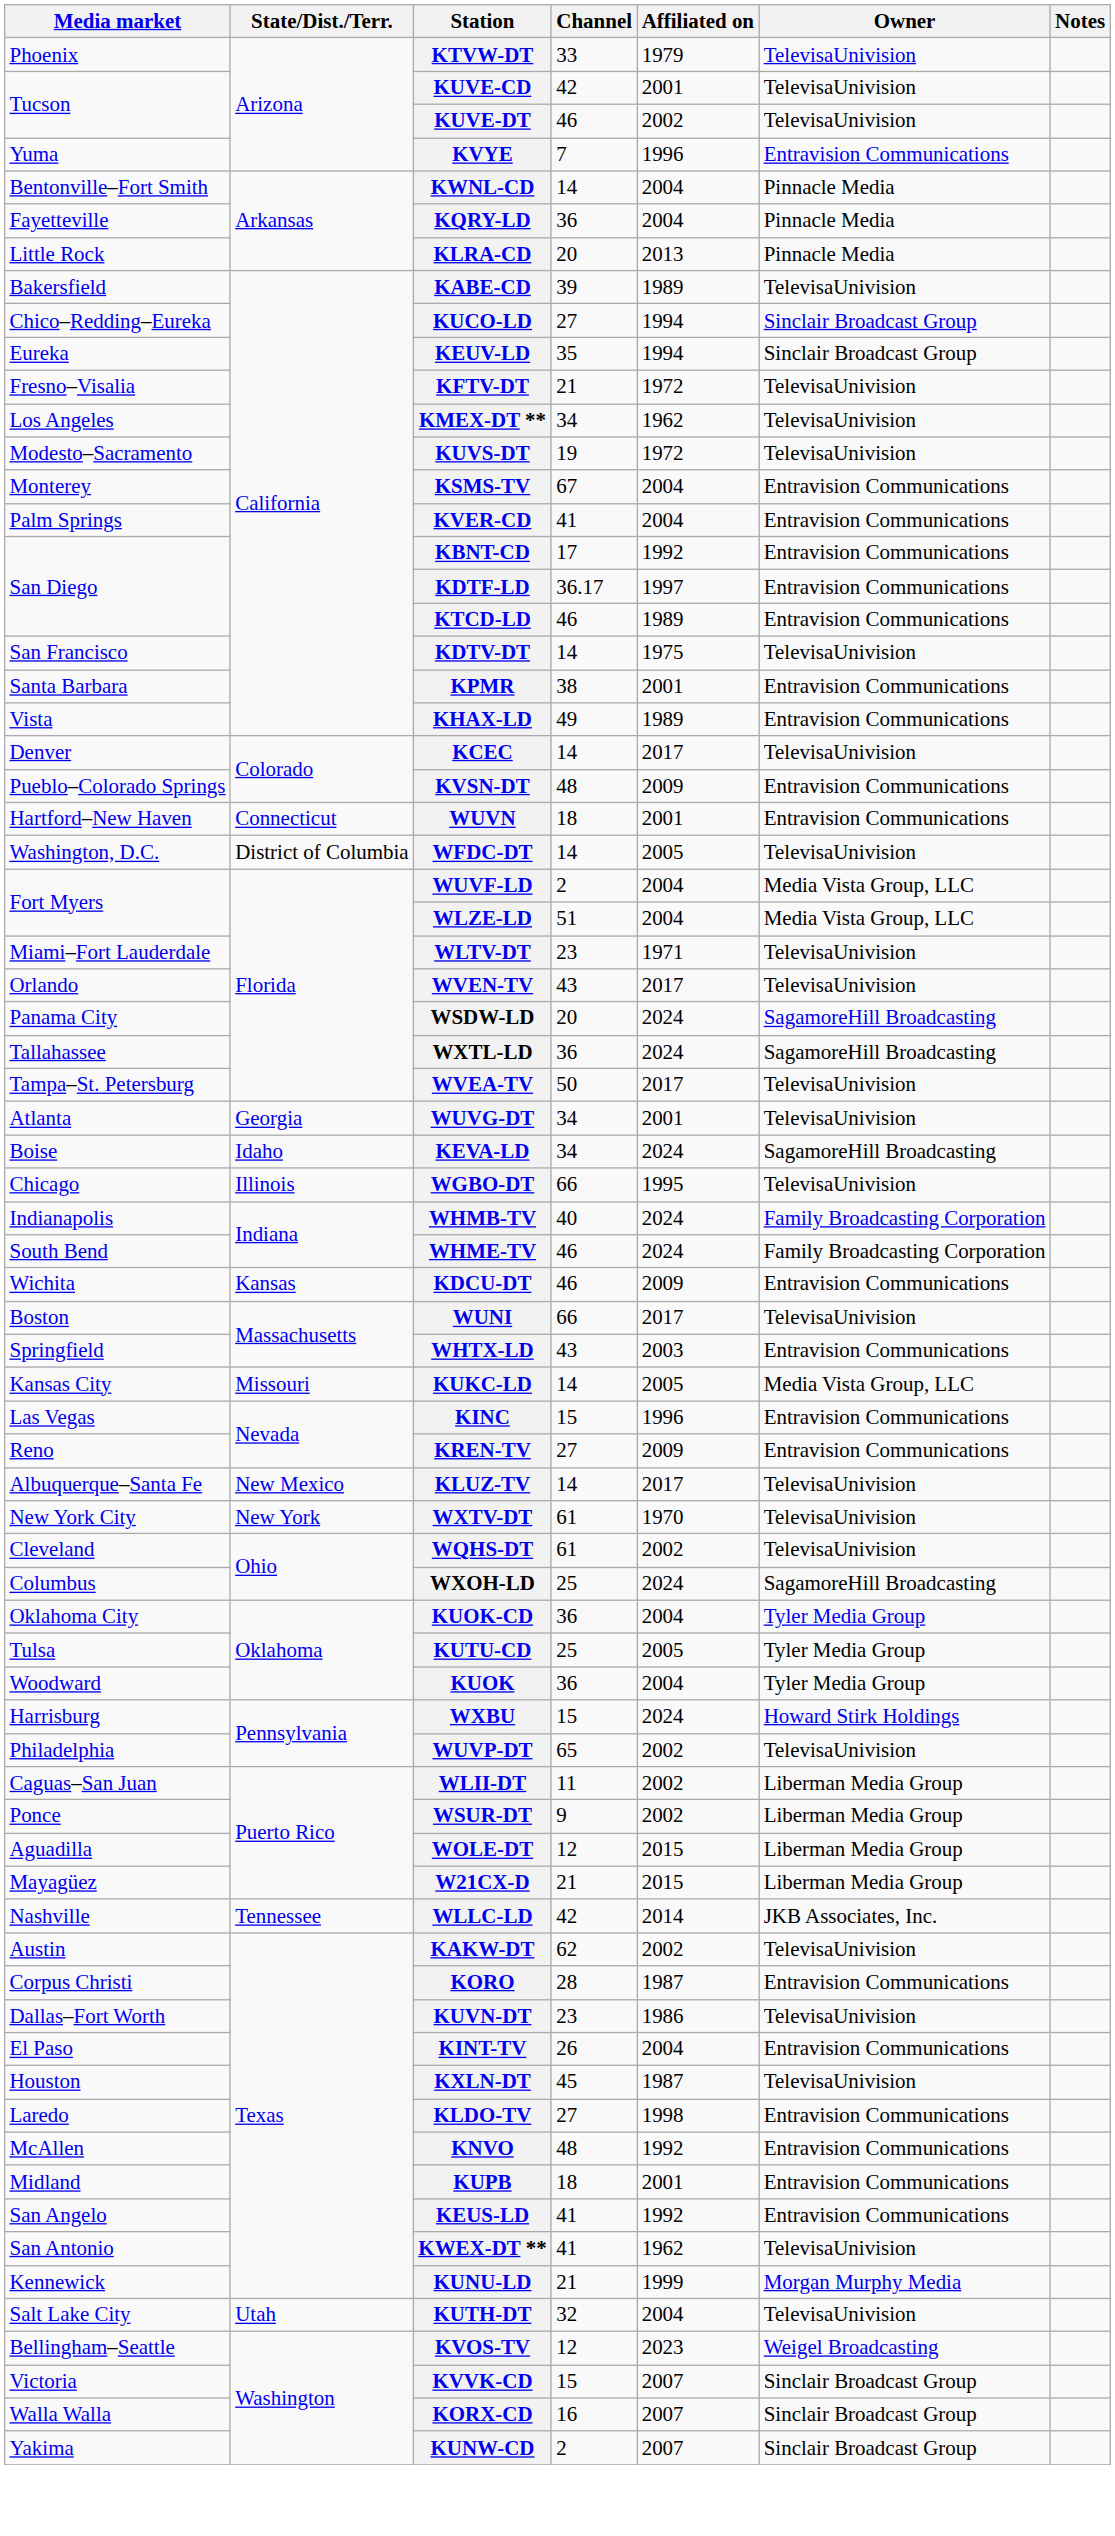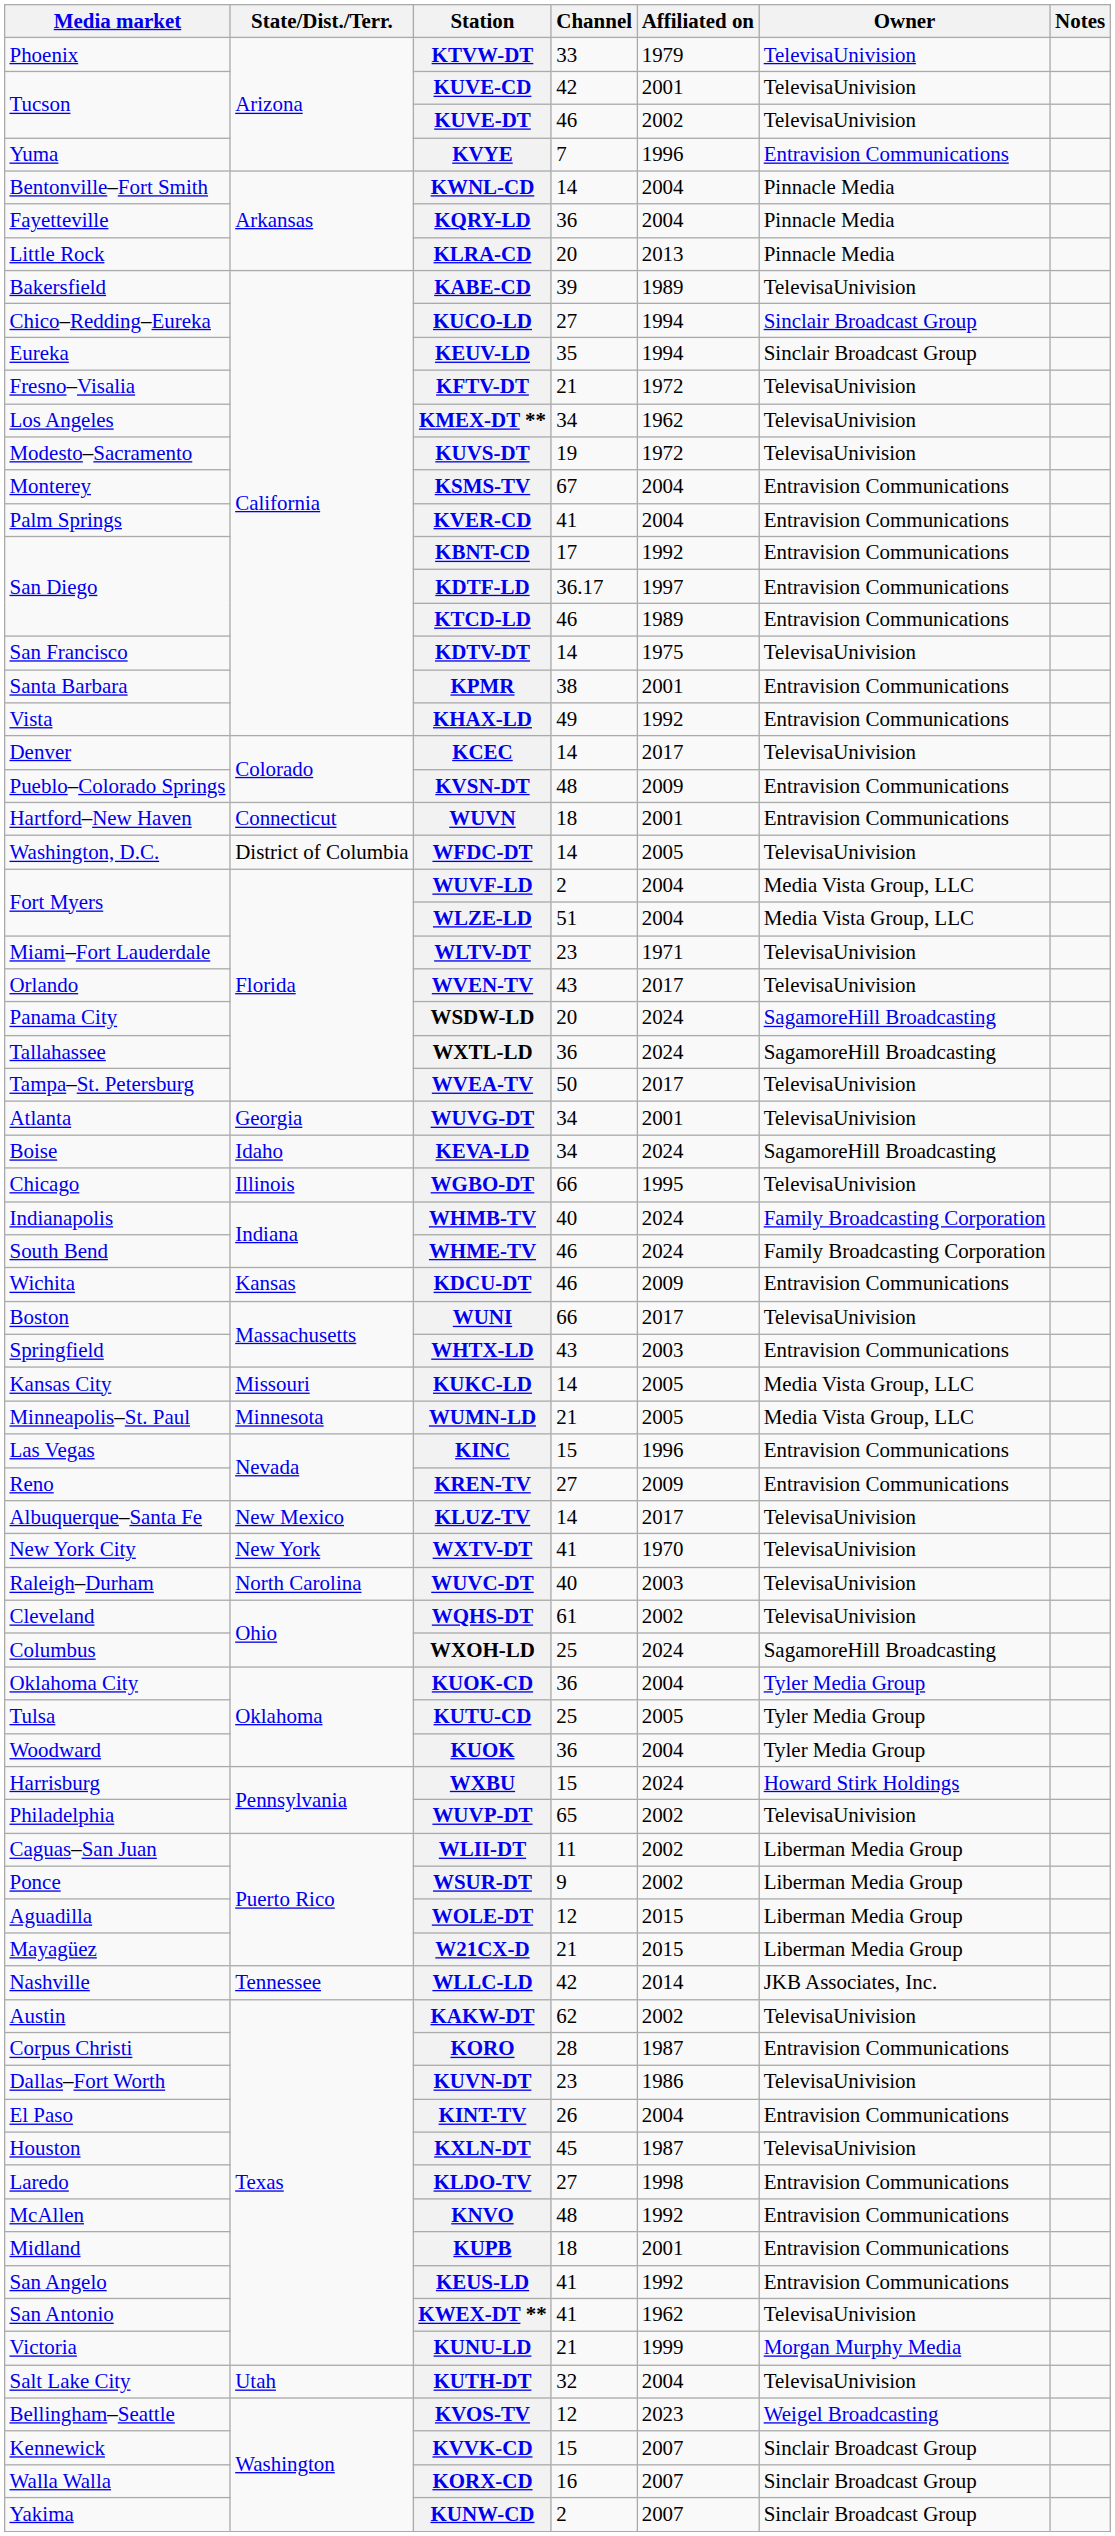(663, 719) 1989 -> (663, 719) 1992
+ row: (482, 1417)
(567, 1516) 61 -> (567, 1550) 41
+ row: (482, 1583)
(57, 2281) Kennewick -> (43, 2348) Victoria
(43, 2381) Victoria -> (57, 2447) Kennewick
